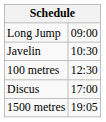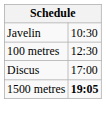- row: (34, 32)
(84, 107) normal -> (85, 88) bold
